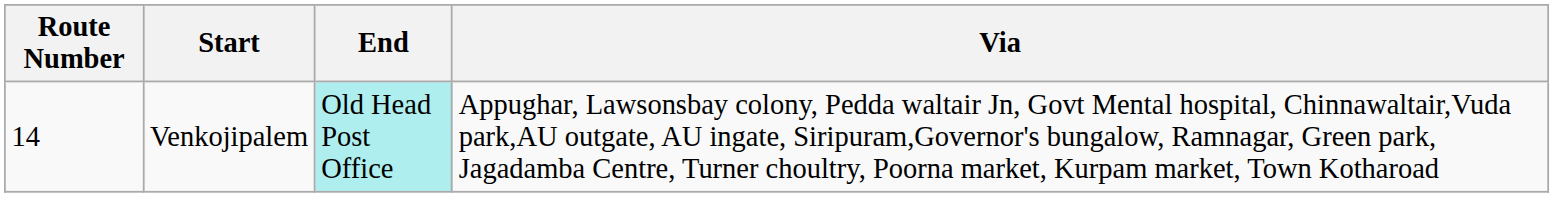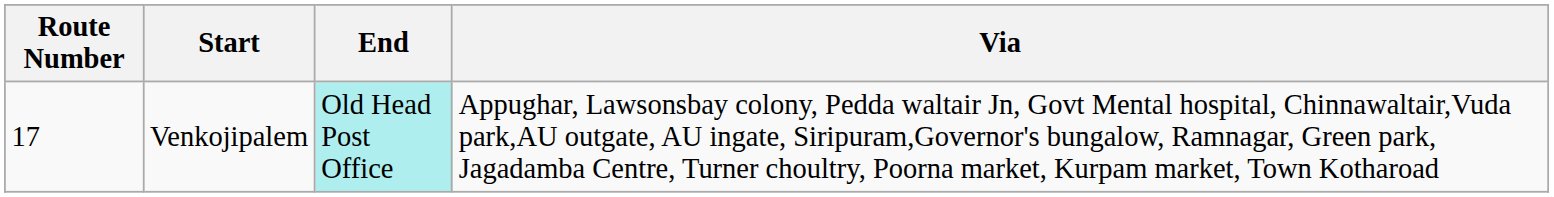(26, 136) 14 -> (26, 136) 17
